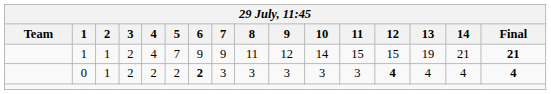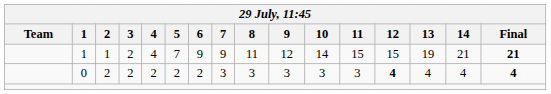(107, 73) 1 -> (107, 73) 2
(200, 73) bold -> (200, 73) normal
